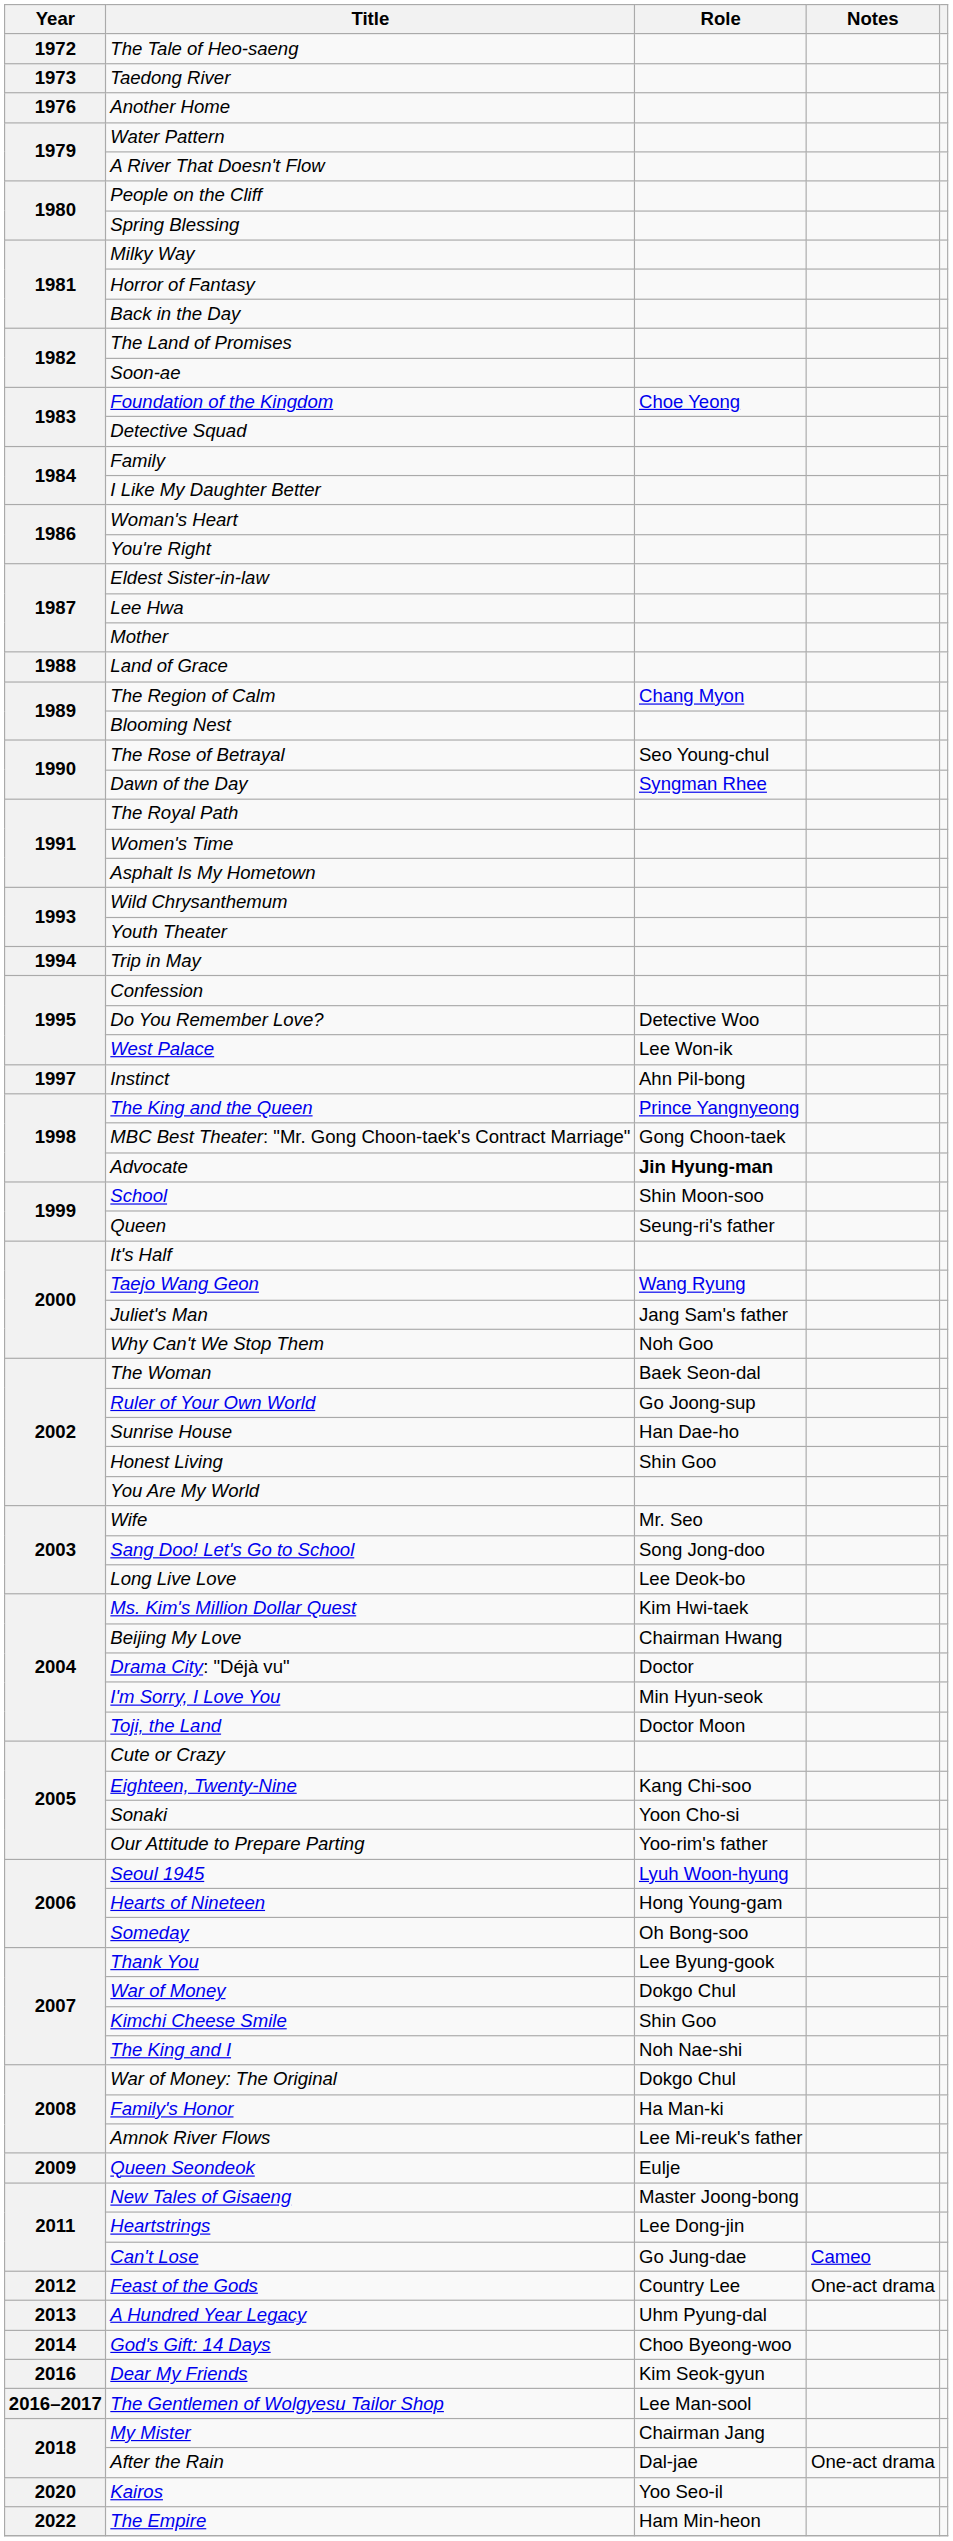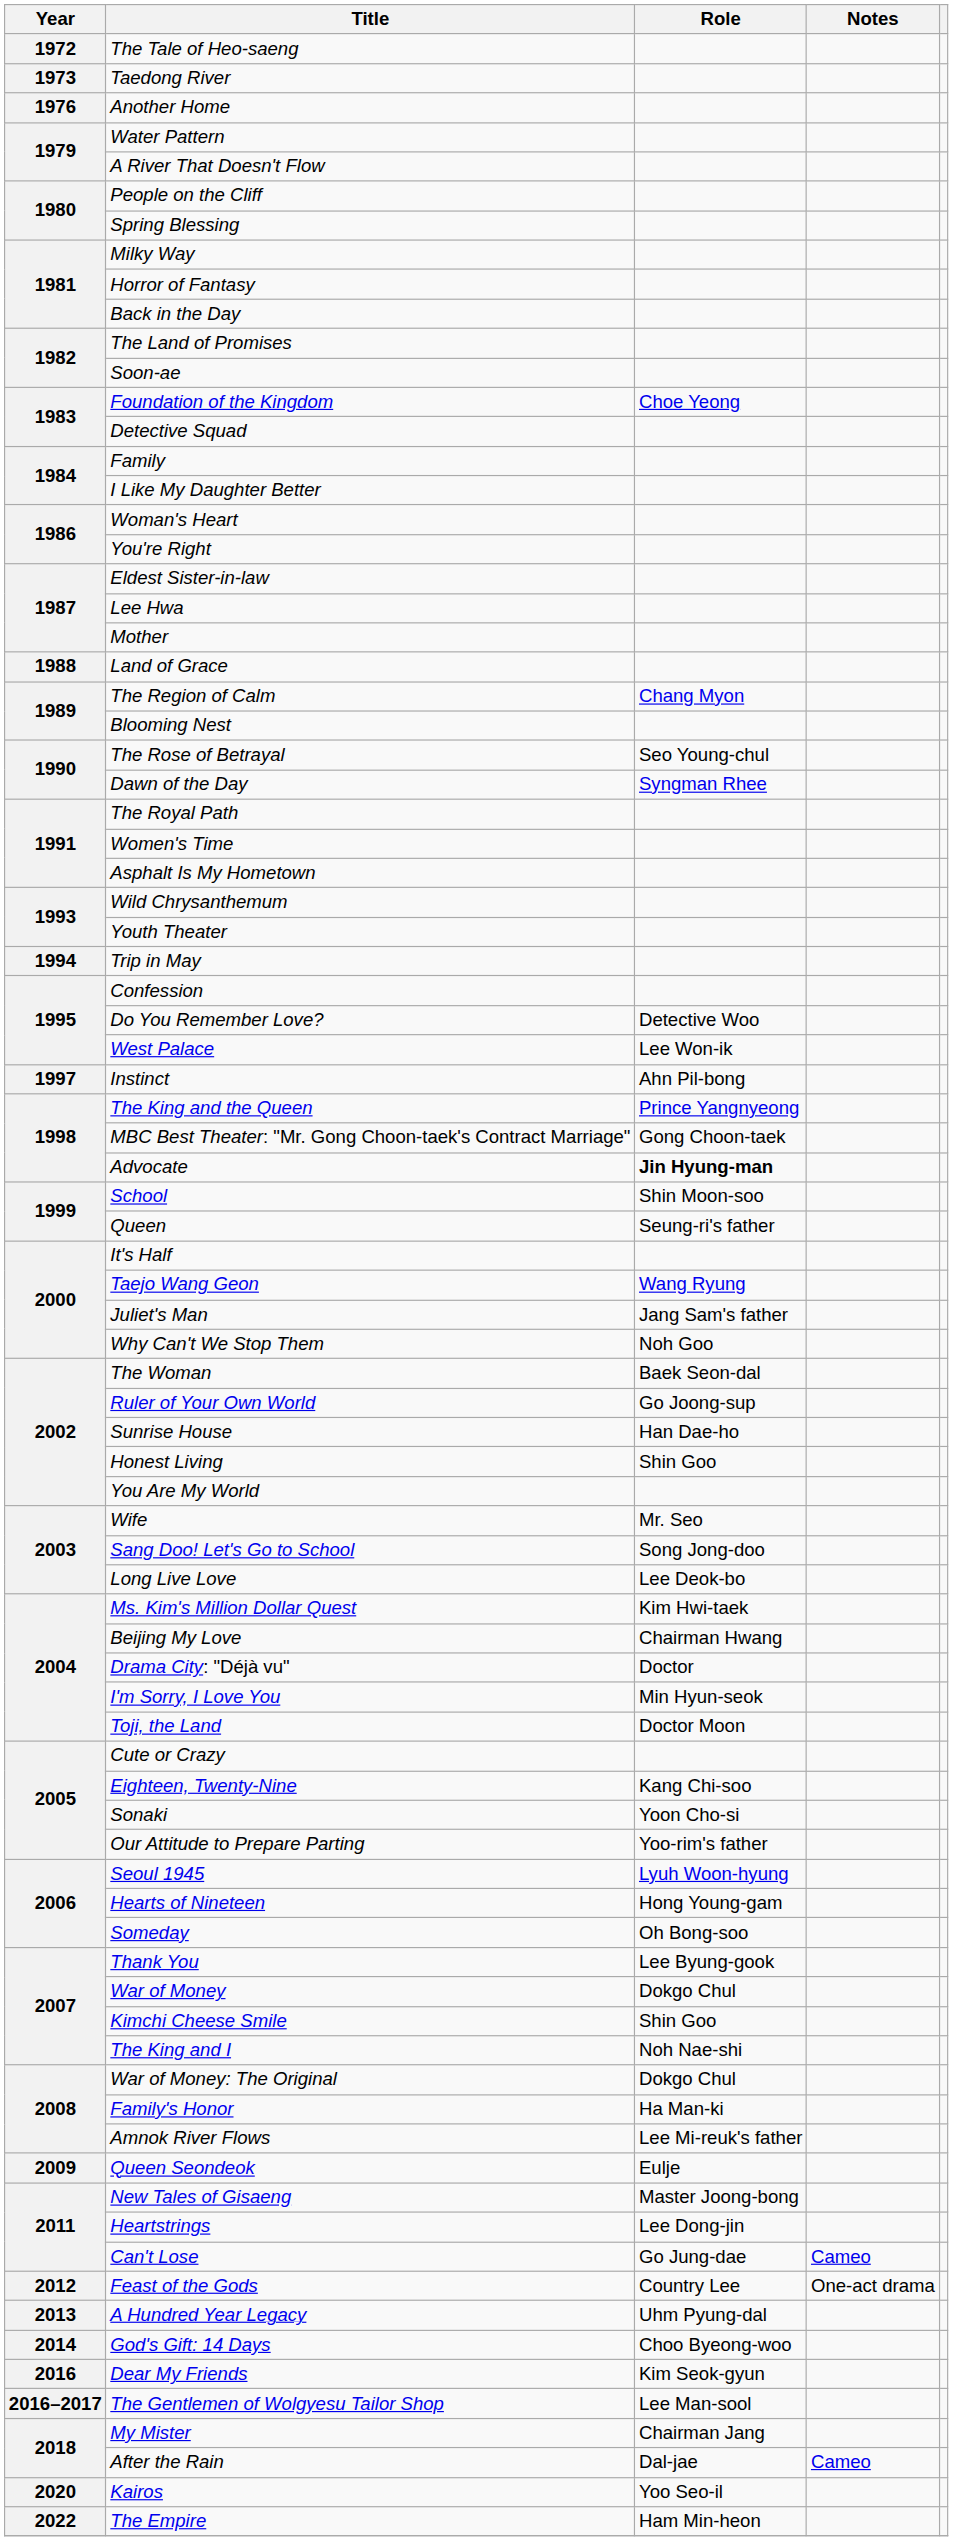(873, 2462) One-act drama -> (841, 2462) Cameo
